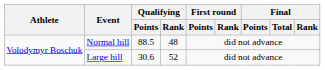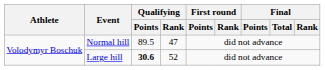(146, 42) 88.5 -> (146, 42) 89.5
(173, 42) 48 -> (173, 42) 47
(146, 58) normal -> (146, 58) bold
